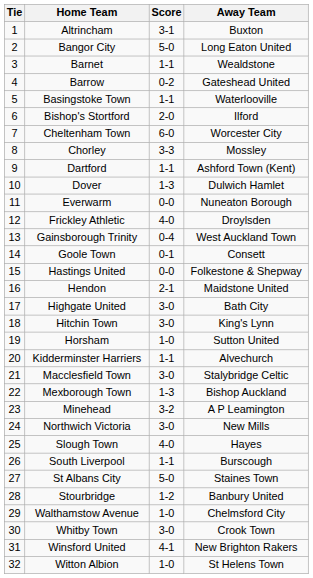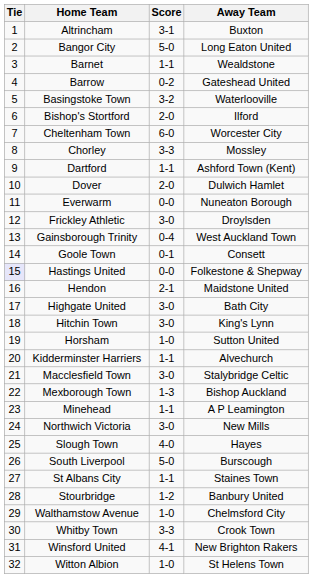(167, 99) 1-1 -> (167, 99) 3-2
(167, 185) 1-3 -> (167, 185) 2-0
(167, 220) 4-0 -> (167, 220) 3-0
(15, 271) no background -> (15, 271) lavender background
(167, 409) 3-2 -> (167, 409) 1-1
(167, 461) 1-1 -> (167, 461) 5-0
(167, 479) 5-0 -> (167, 479) 1-1
(167, 530) 3-0 -> (167, 530) 3-3
